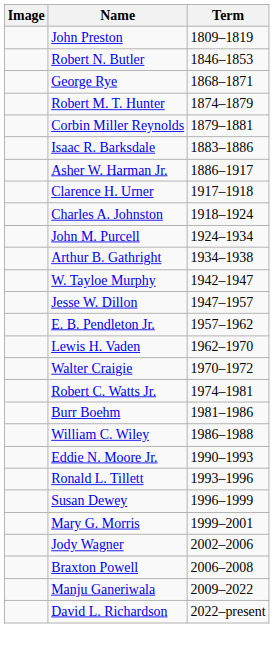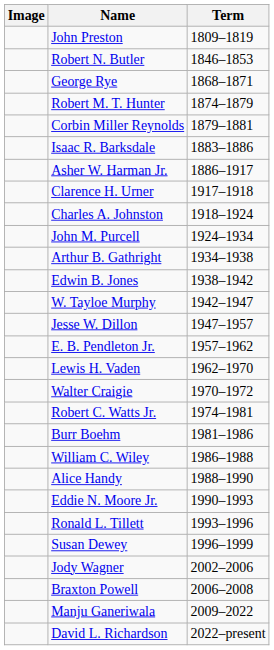+ row: (95, 280)
+ row: (87, 479)
- row: (95, 523)
